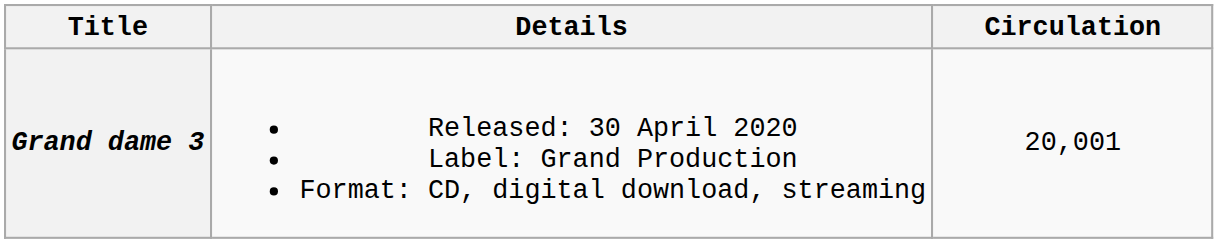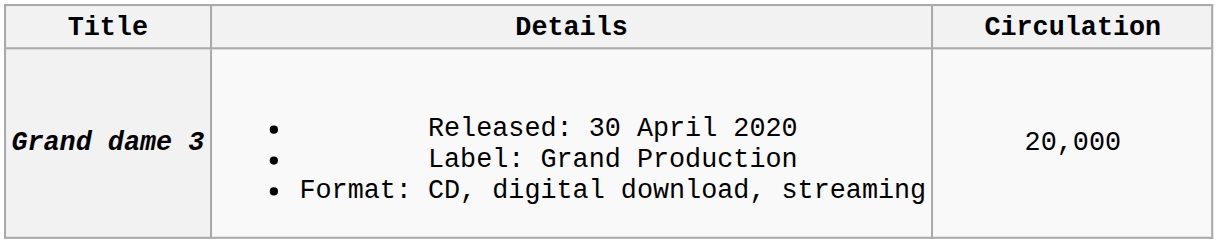(1073, 144) 20,001 -> (1073, 144) 20,000
